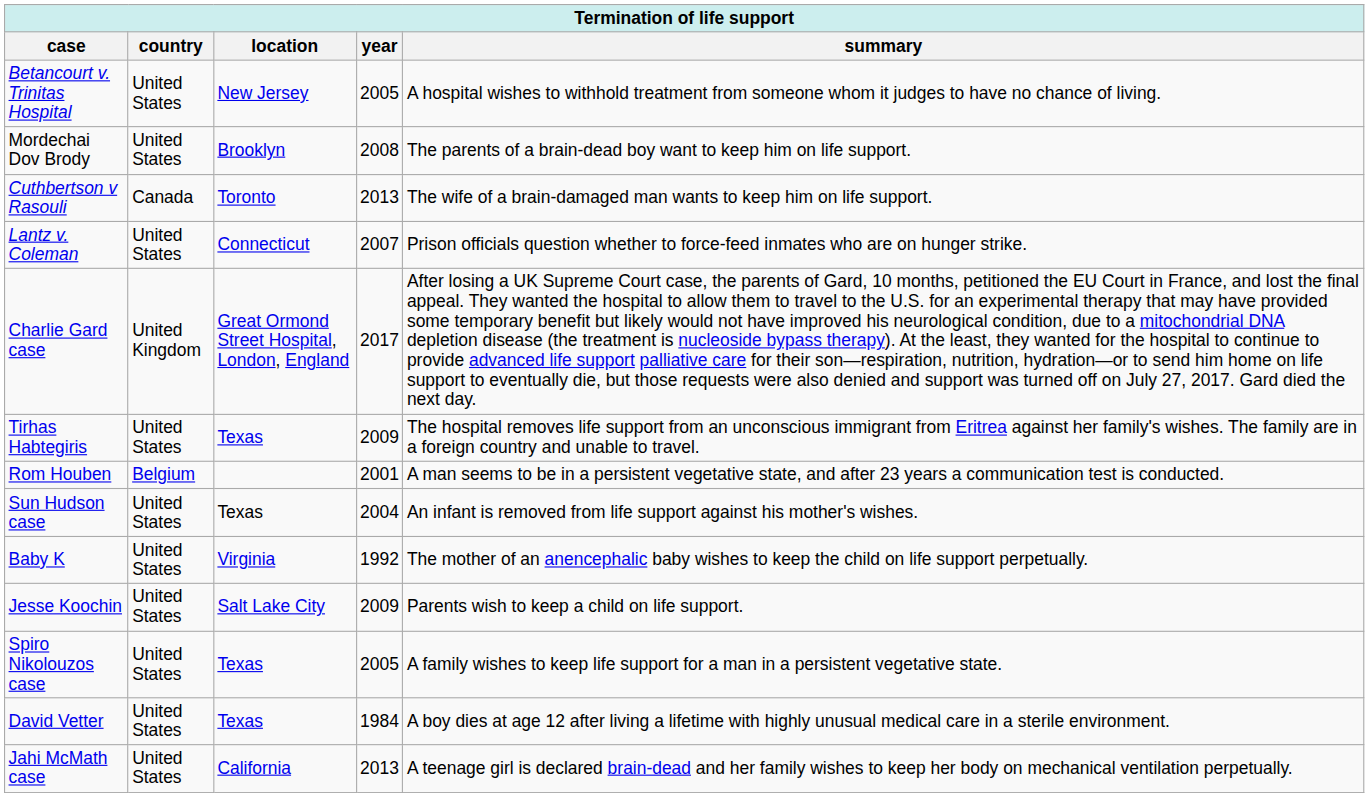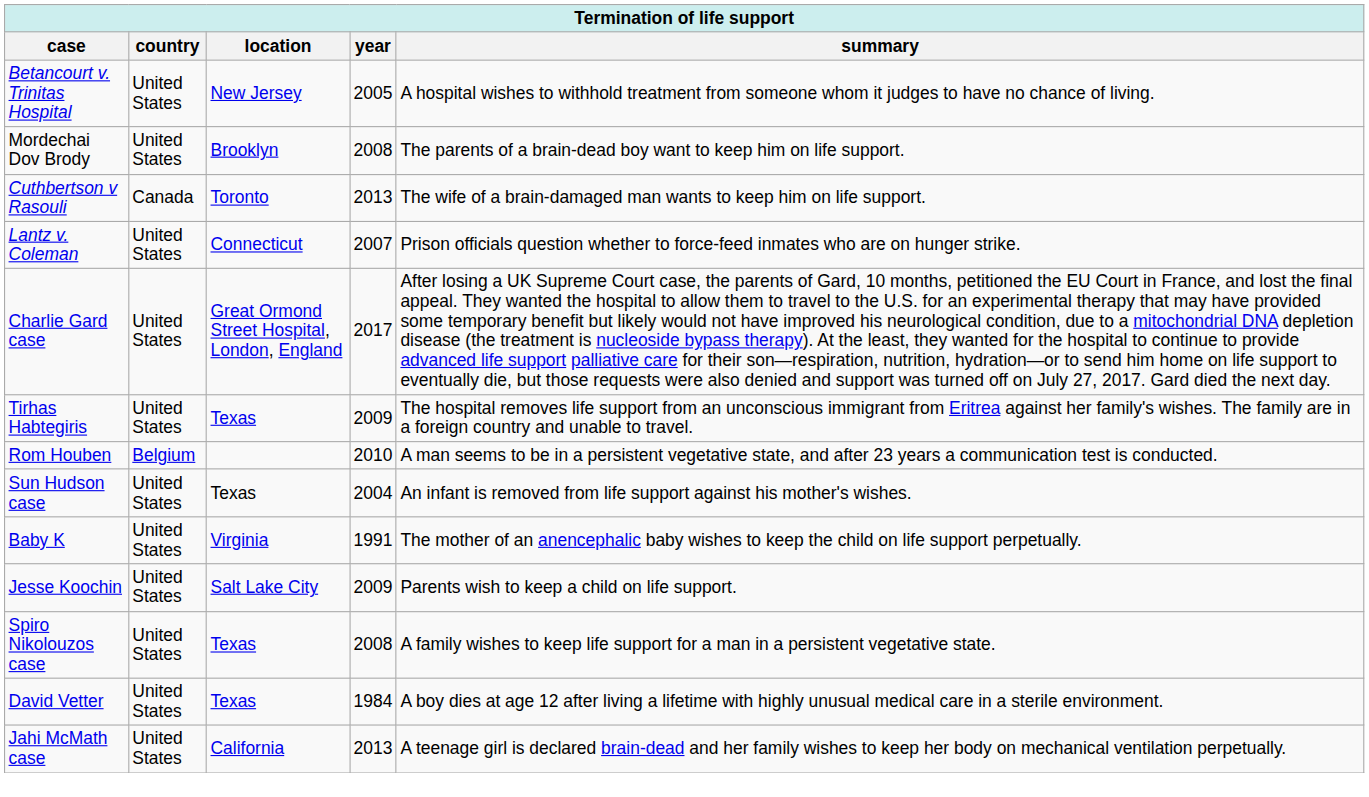(167, 341) United Kingdom -> (158, 331) United States
(379, 475) 2001 -> (373, 455) 2010
(379, 559) 1992 -> (373, 540) 1991
(379, 664) 2005 -> (373, 644) 2008
